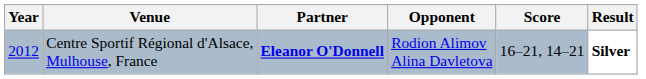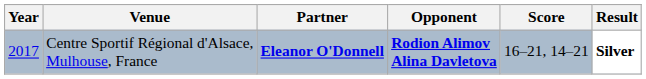(24, 52) 2012 -> (24, 52) 2017
(442, 52) normal -> (444, 52) bold
